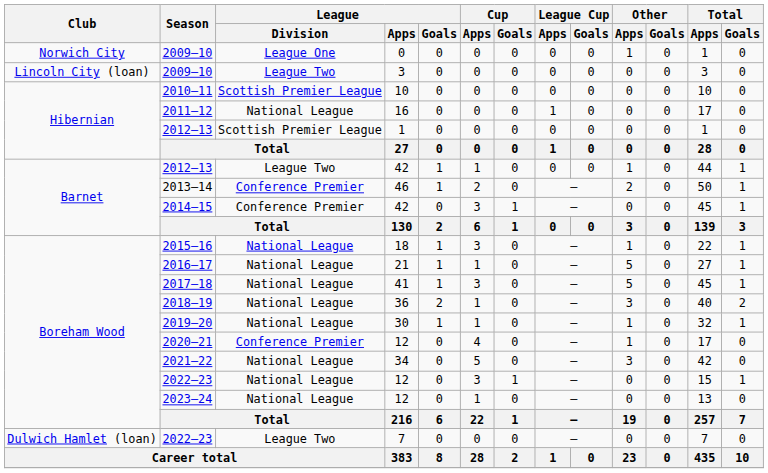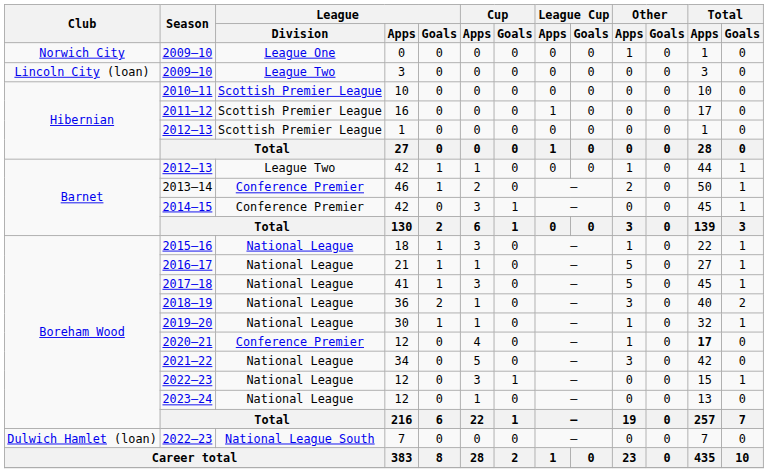(300, 110) National League -> (300, 110) Scottish Premier League
(705, 342) normal -> (705, 342) bold
(300, 438) League Two -> (300, 438) National League South
